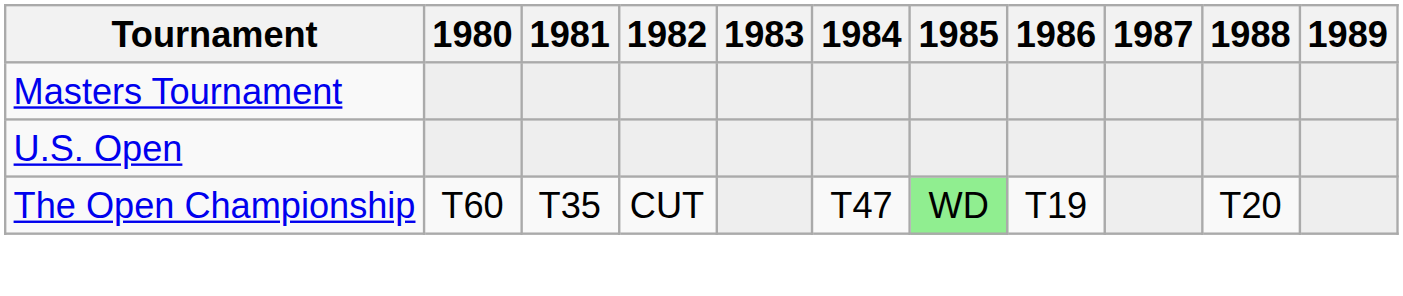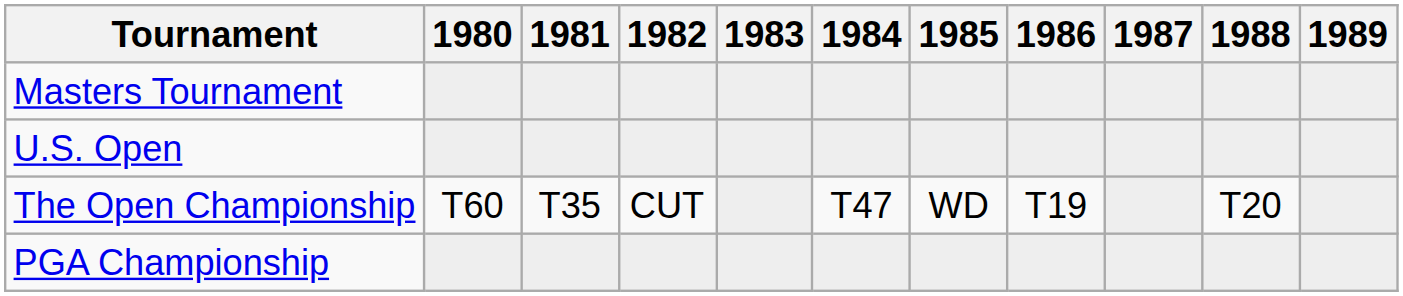(959, 206) lightgreen background -> (959, 206) no background
+ row: (171, 263)
